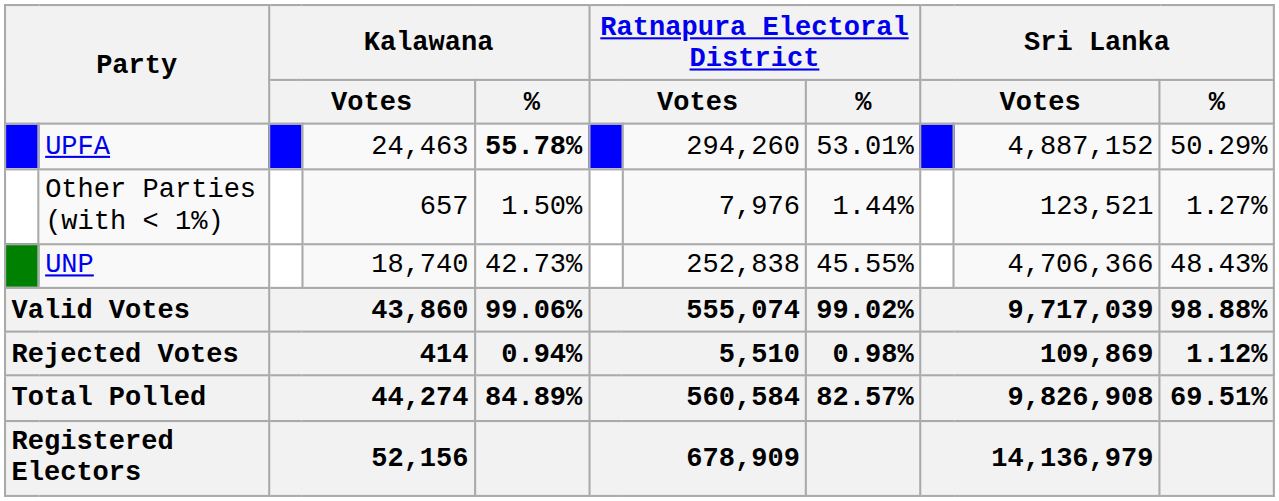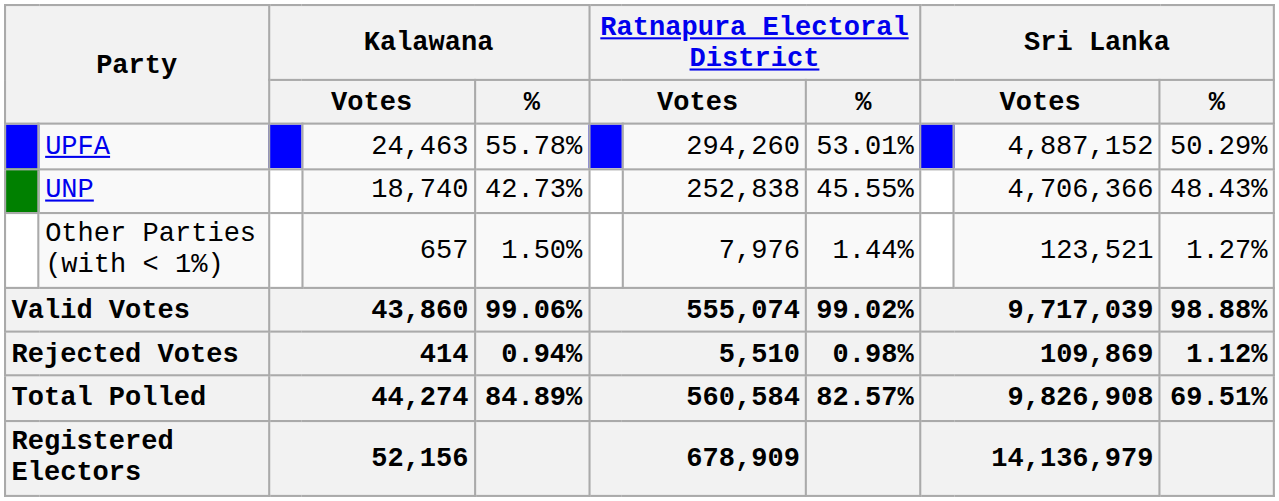(534, 146) bold -> (534, 146) normal
rows swapped: (69, 266) <-> (151, 206)
